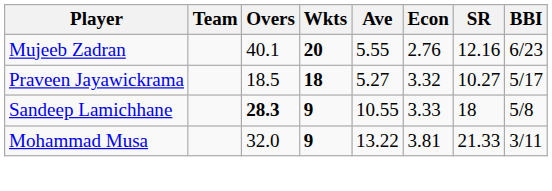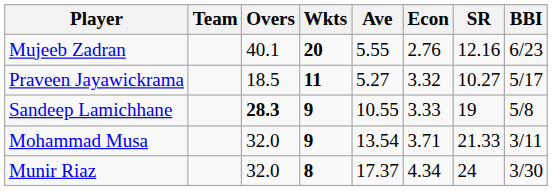(313, 79) 18 -> (313, 79) 11
(467, 110) 18 -> (467, 110) 19
(377, 140) 13.22 -> (377, 140) 13.54
(424, 140) 3.81 -> (424, 140) 3.71
+ row: (53, 170)
